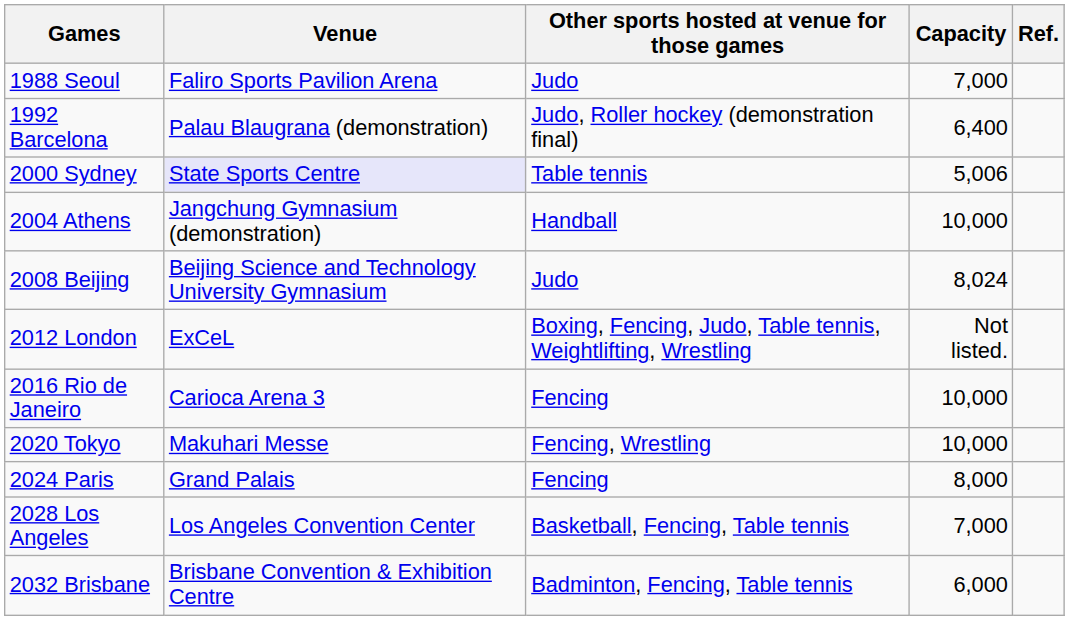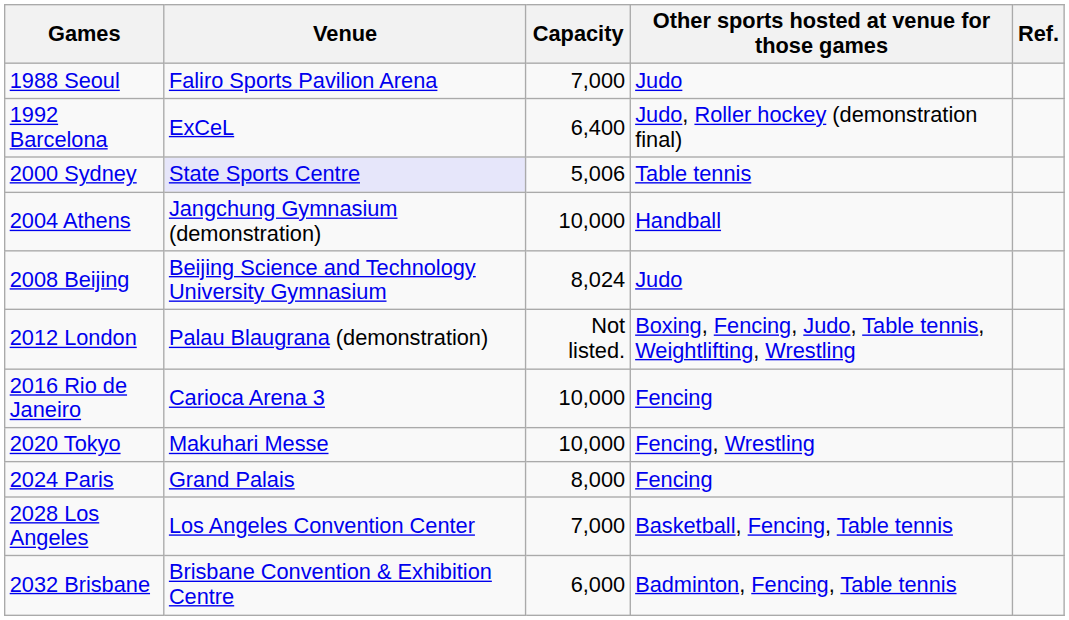columns swapped: (718, 33) <-> (961, 33)
(329, 127) Palau Blaugrana (demonstration) -> (202, 127) ExCeL
(202, 338) ExCeL -> (329, 338) Palau Blaugrana (demonstration)
